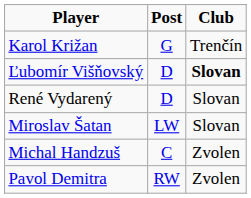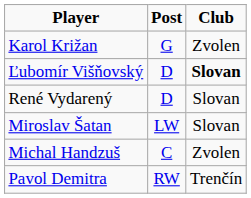(216, 44) Trenčín -> (216, 44) Zvolen
(216, 179) Zvolen -> (216, 179) Trenčín
